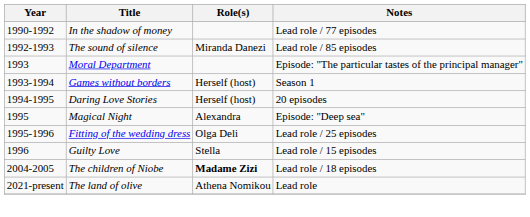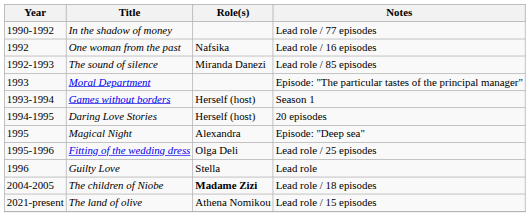+ row: (125, 47)
(326, 151) Lead role / 15 episodes -> (296, 168) Lead role
(296, 185) Lead role -> (326, 202) Lead role / 15 episodes
